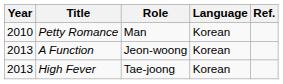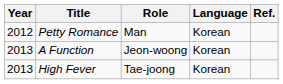(20, 32) 2010 -> (20, 32) 2012
